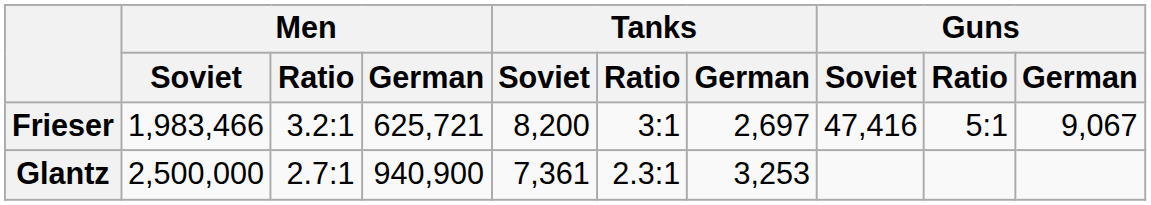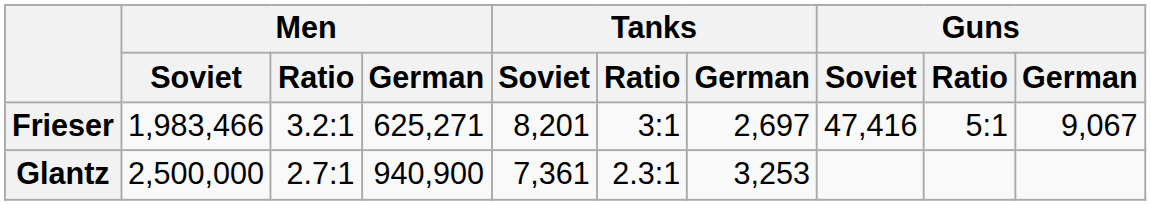(429, 125) 625,721 -> (429, 125) 625,271
(552, 125) 8,200 -> (552, 125) 8,201
